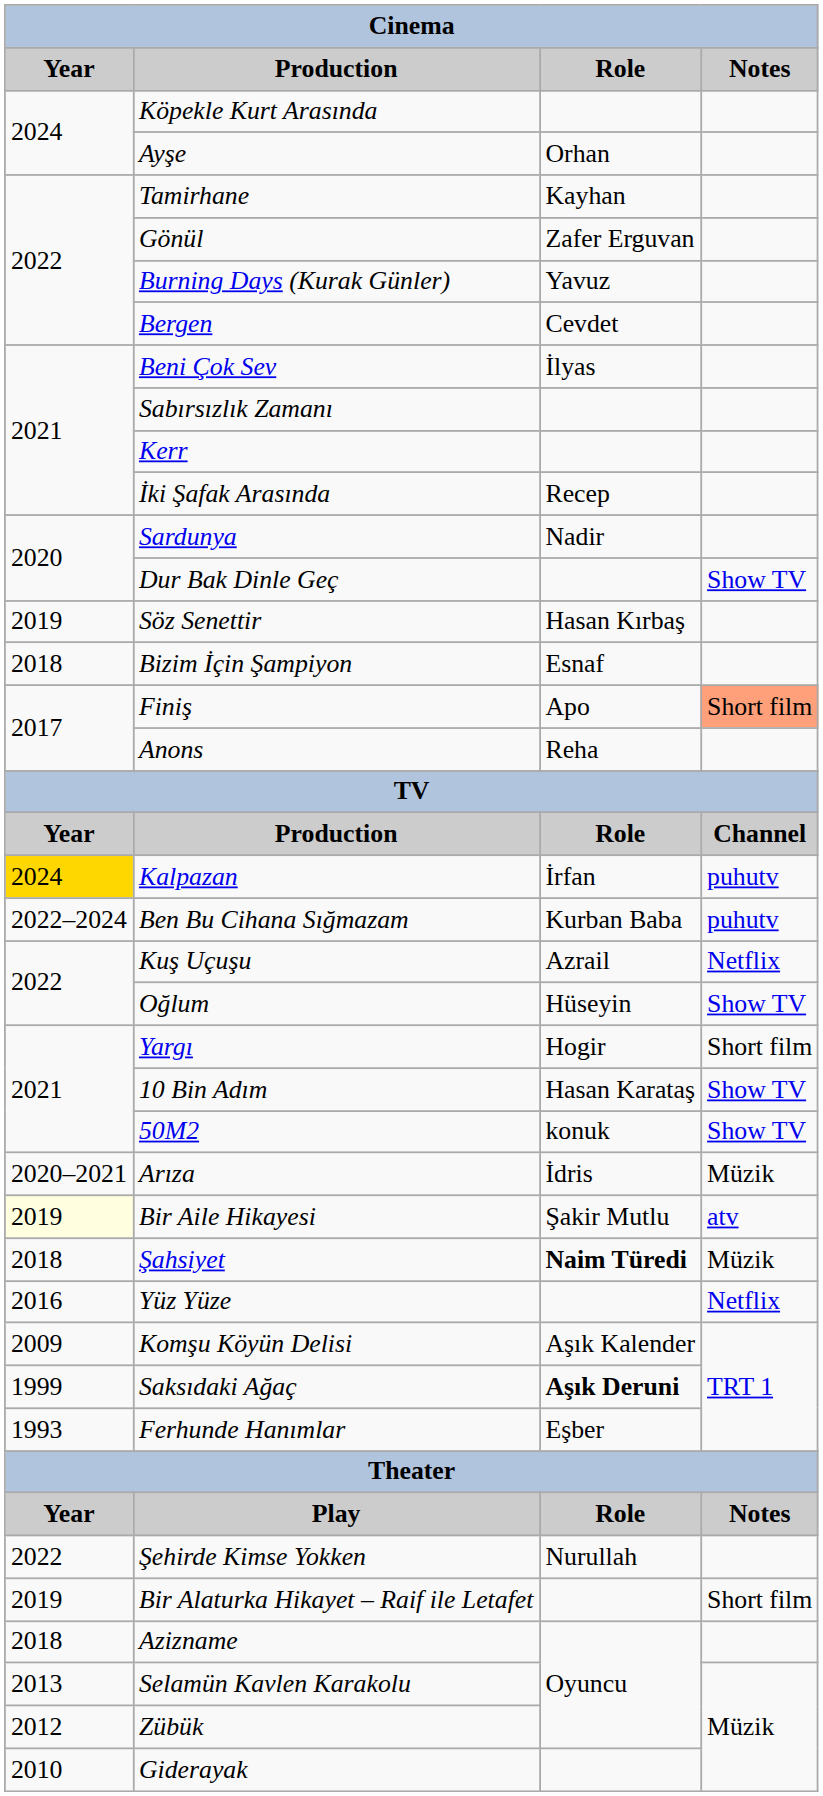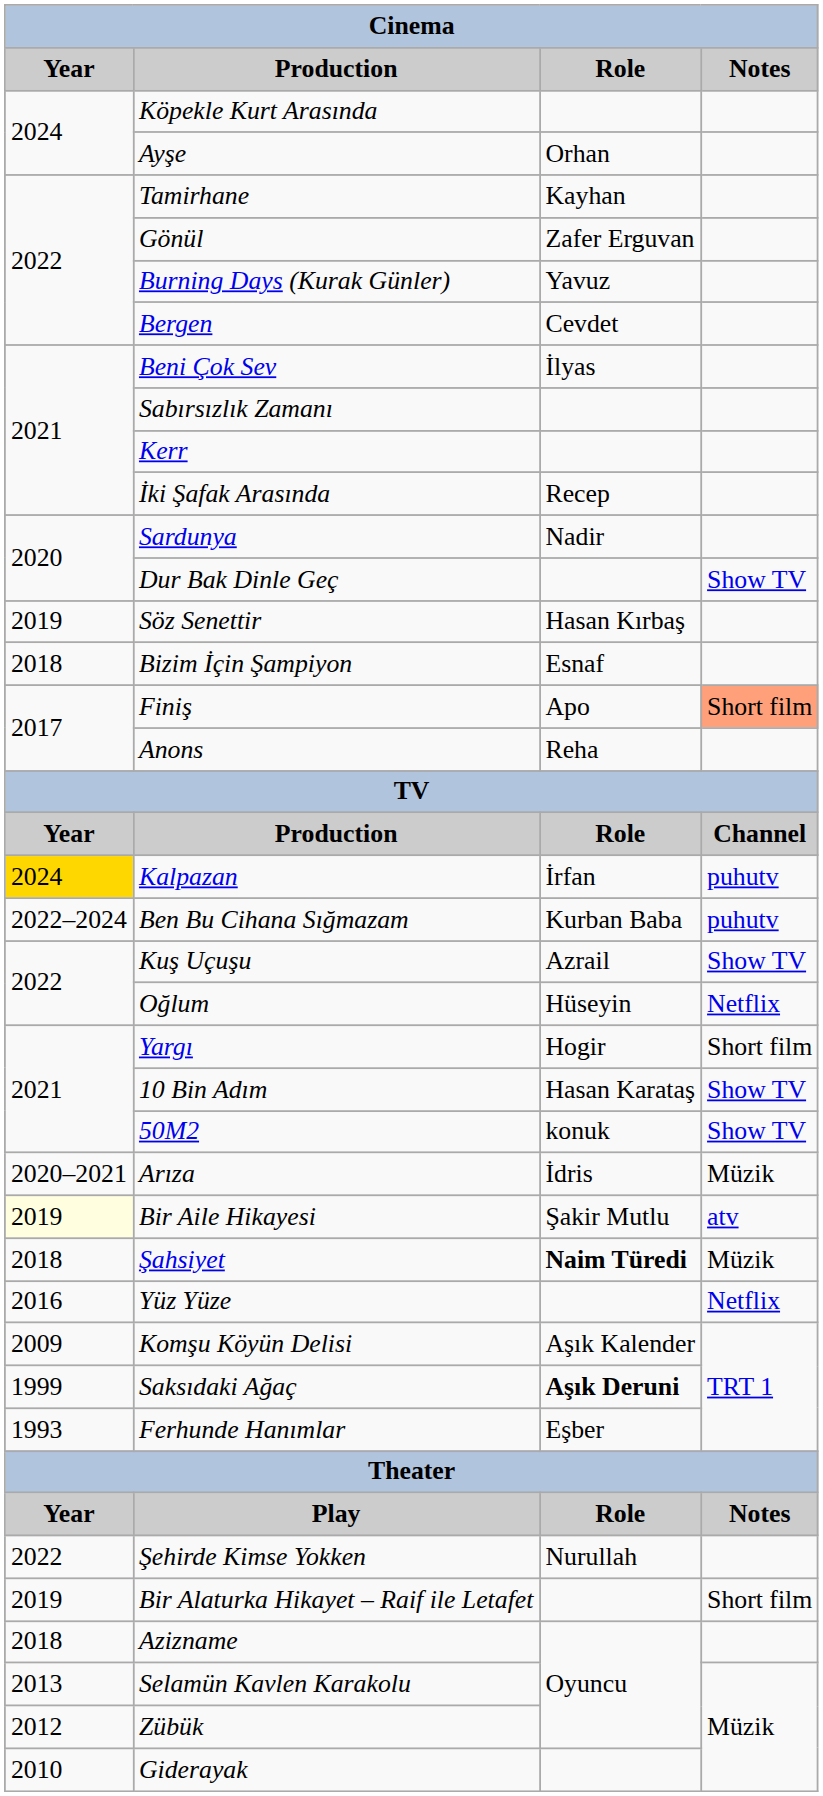(744, 961) Netflix -> (757, 961) Show TV
(757, 1003) Show TV -> (744, 1003) Netflix
